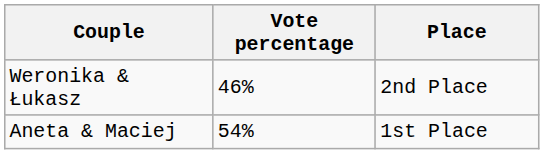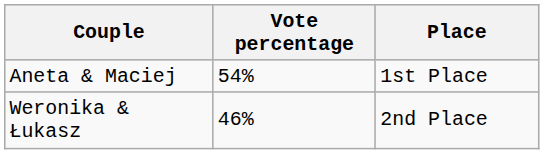rows swapped: (93, 132) <-> (69, 88)
